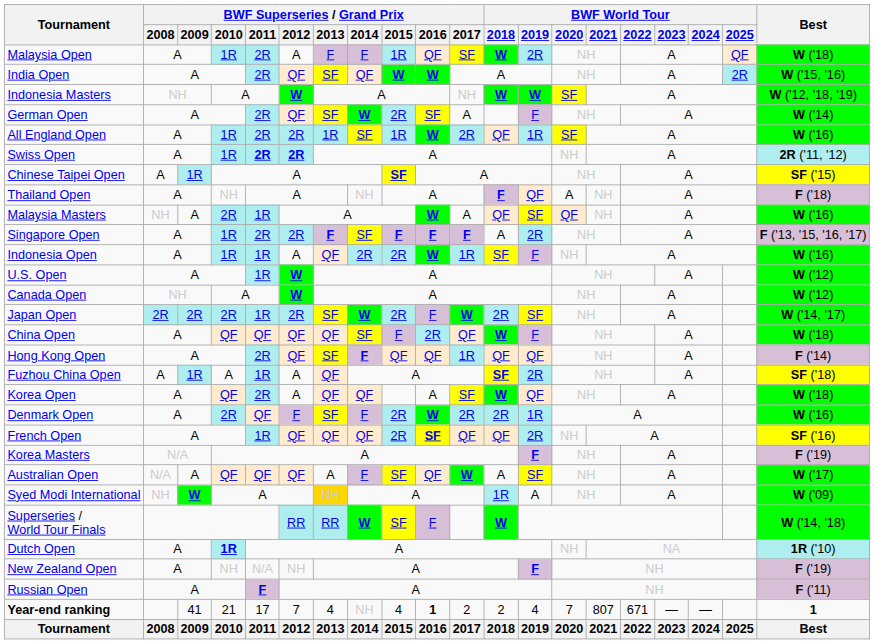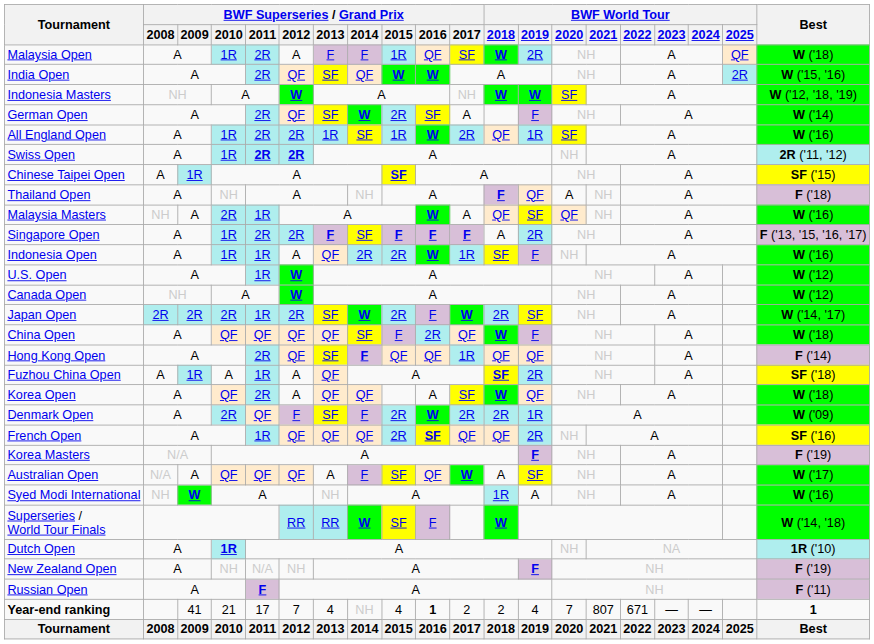(813, 415) W ('16) -> (813, 415) W ('09)
(330, 495) gold background -> (330, 495) no background
(813, 495) W ('09) -> (813, 495) W ('16)
